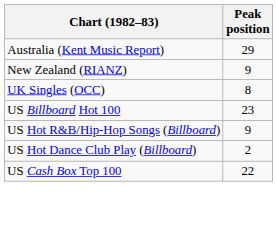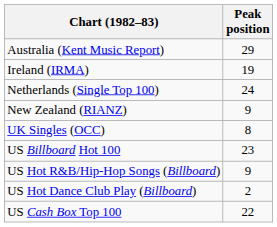+ row: (48, 69)
+ row: (83, 89)
